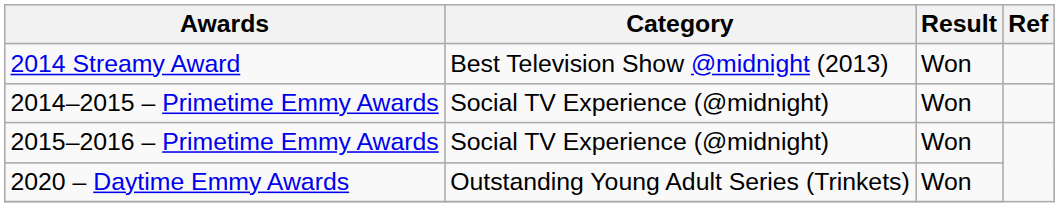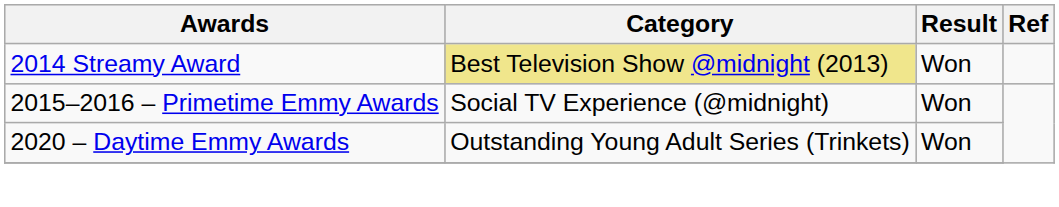(669, 63) no background -> (669, 63) khaki background
- row: (225, 102)
